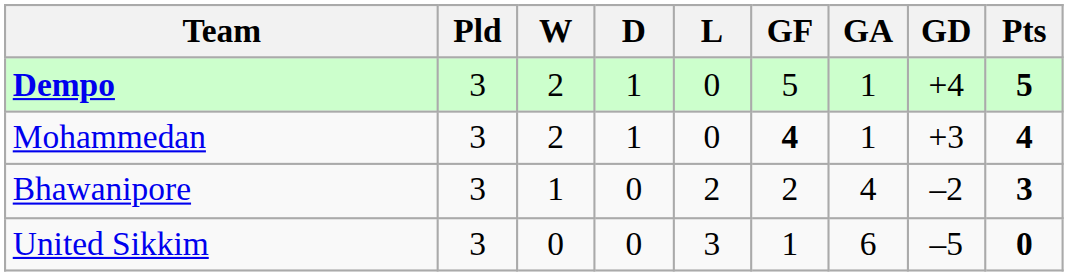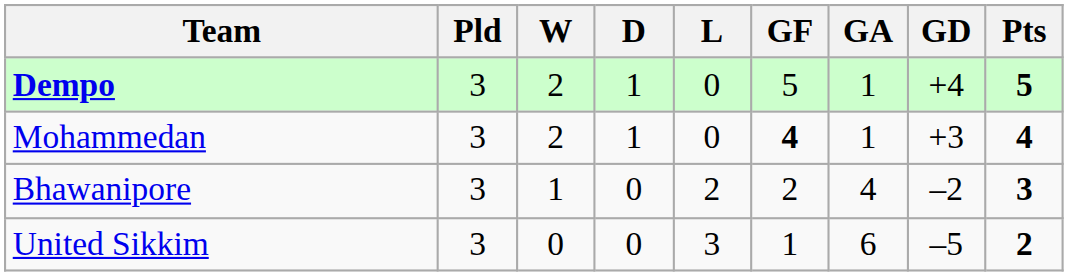(1024, 243) 0 -> (1024, 243) 2
